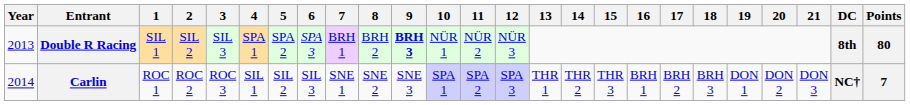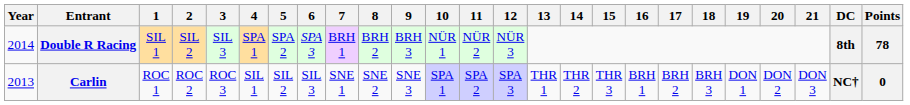(21, 44) 2013 -> (21, 44) 2014
(409, 44) bold -> (409, 44) normal
(884, 44) 80 -> (882, 44) 78
(21, 81) 2014 -> (21, 81) 2013
(884, 81) 7 -> (882, 81) 0
